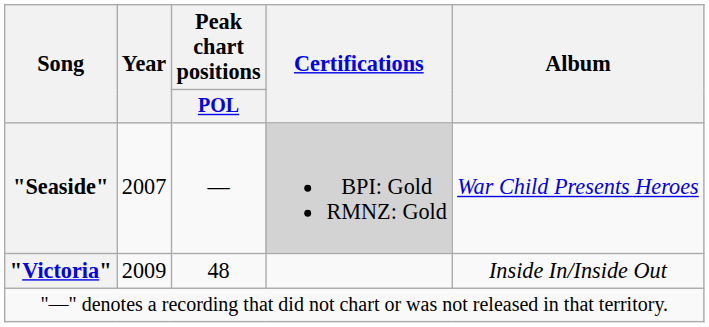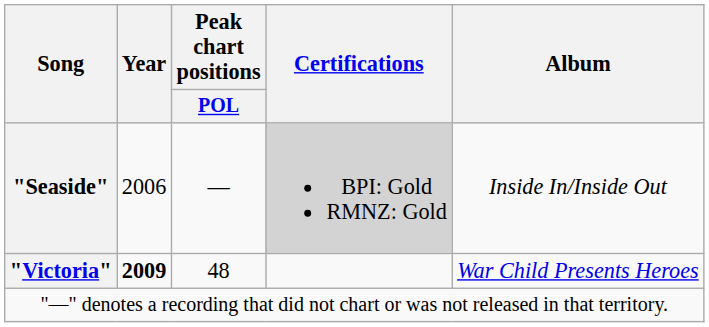(144, 187) 2007 -> (144, 187) 2006
(578, 187) War Child Presents Heroes -> (578, 187) Inside In/Inside Out
(144, 270) normal -> (144, 270) bold
(578, 270) Inside In/Inside Out -> (578, 270) War Child Presents Heroes
